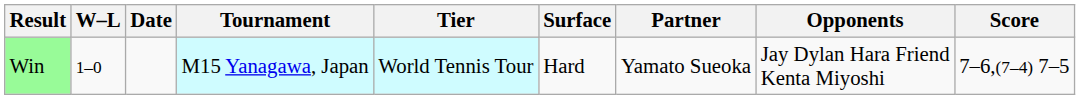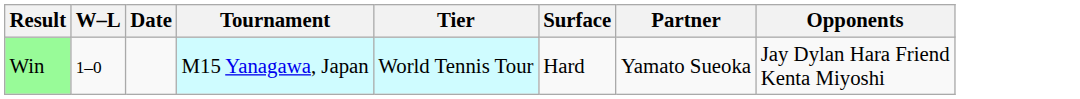- column: (1014, 20)
